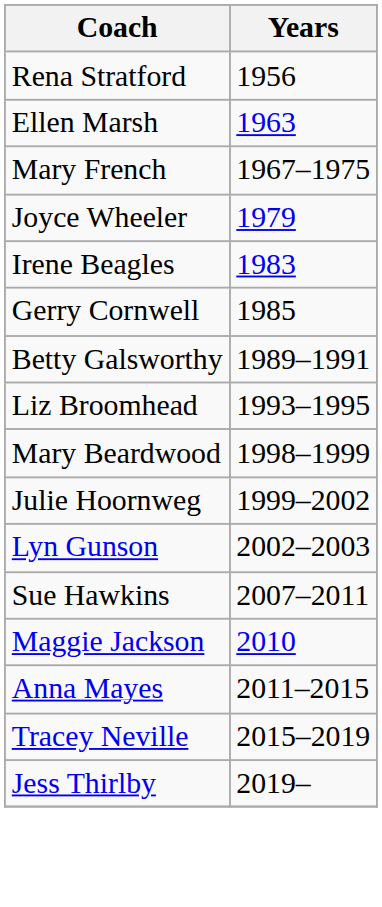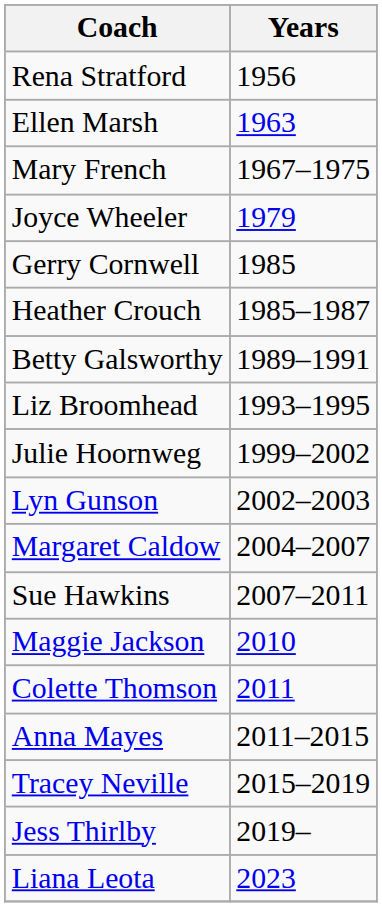- row: (93, 264)
+ row: (106, 311)
- row: (116, 452)
+ row: (116, 547)
+ row: (114, 688)
+ row: (83, 877)
